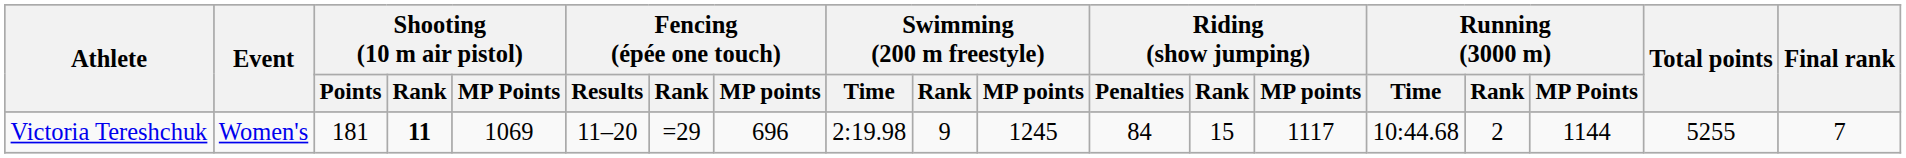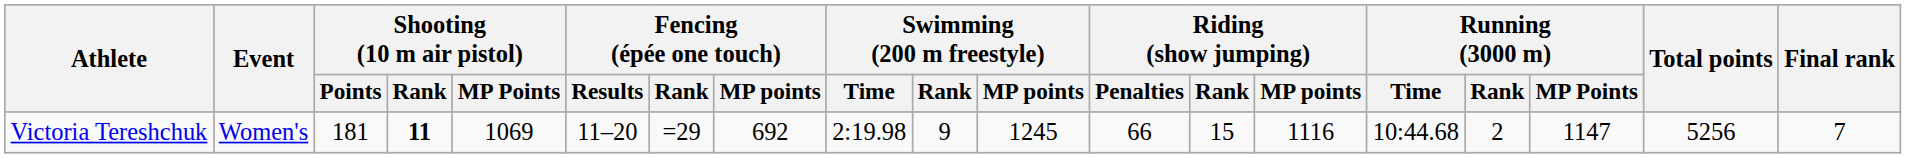(770, 132) 696 -> (770, 132) 692
(1139, 132) 84 -> (1139, 132) 66
(1311, 132) 1117 -> (1311, 132) 1116
(1587, 132) 1144 -> (1587, 132) 1147
(1711, 132) 5255 -> (1711, 132) 5256
